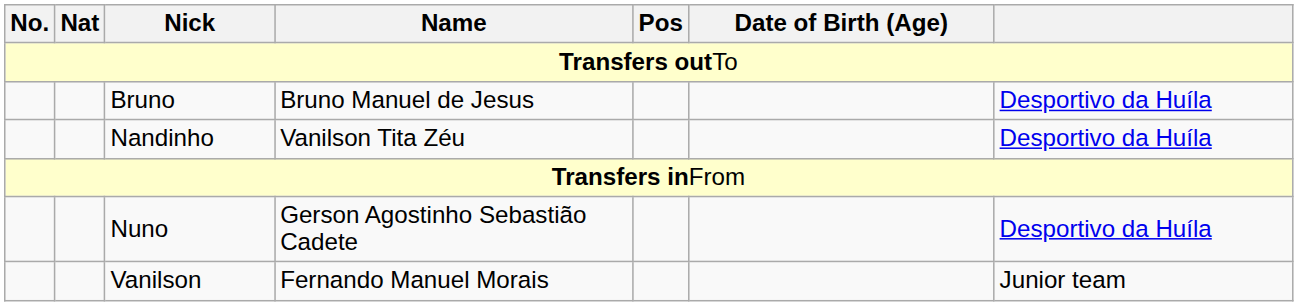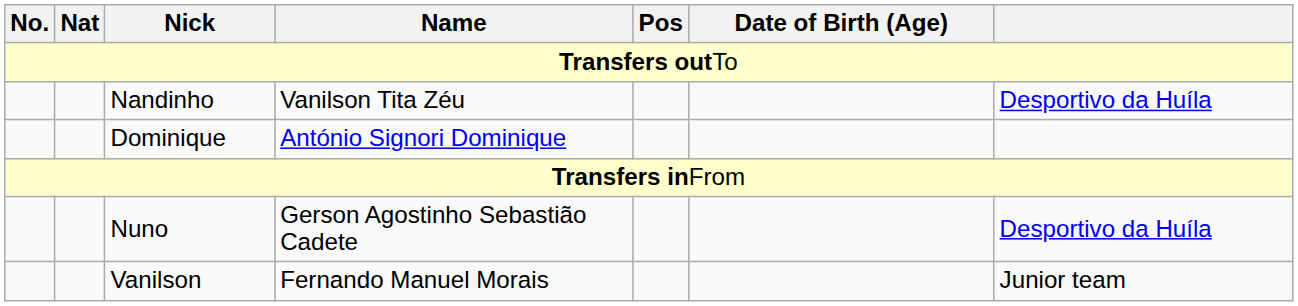- row: (143, 100)
+ row: (168, 138)
